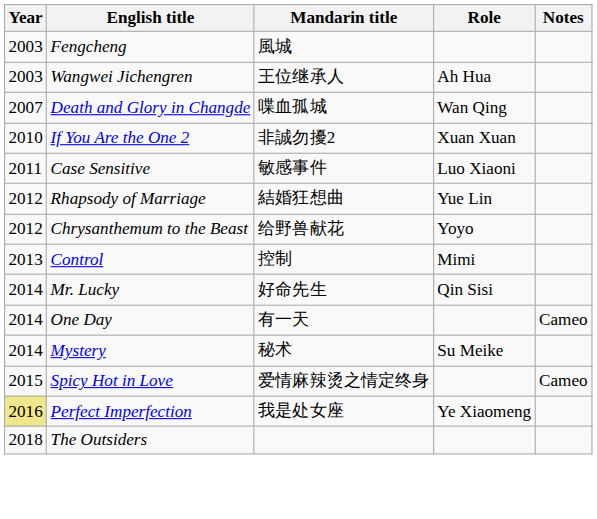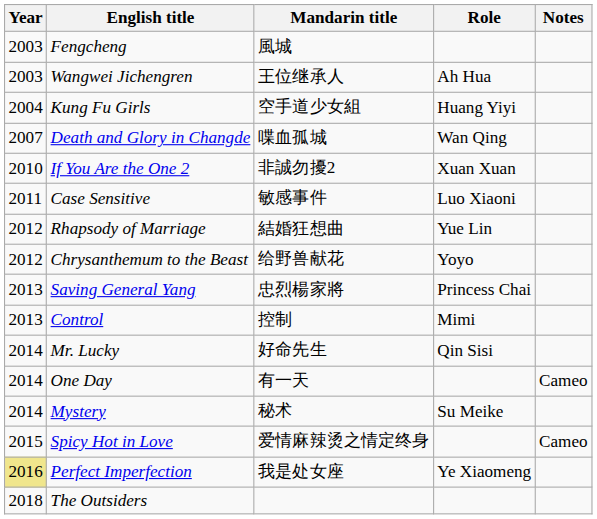+ row: (101, 107)
+ row: (123, 289)
